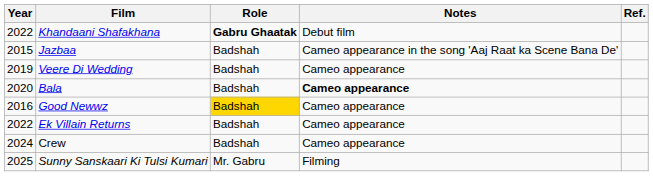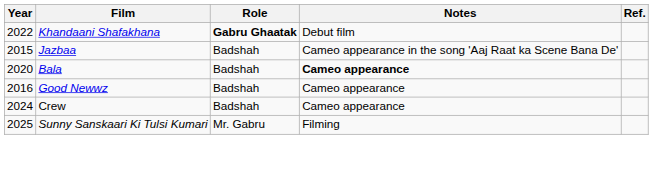- row: (85, 69)
(236, 106) gold background -> (236, 87) no background
- row: (84, 124)
